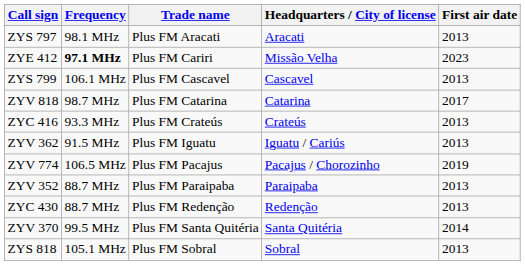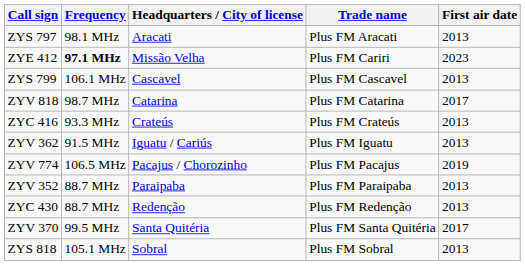columns swapped: (195, 15) <-> (350, 15)
(455, 228) 2014 -> (455, 228) 2017
